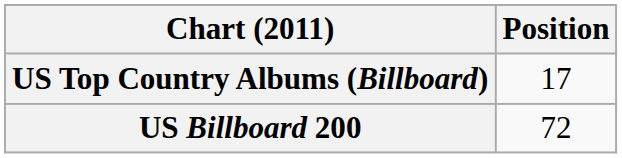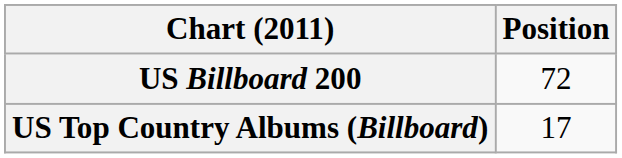rows swapped: (250, 127) <-> (250, 78)
